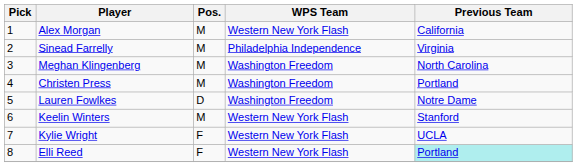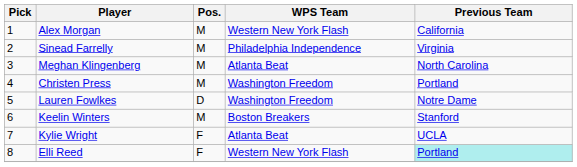(280, 65) Washington Freedom -> (258, 65) Atlanta Beat
(288, 118) Western New York Flash -> (269, 118) Boston Breakers
(288, 135) Western New York Flash -> (258, 135) Atlanta Beat
